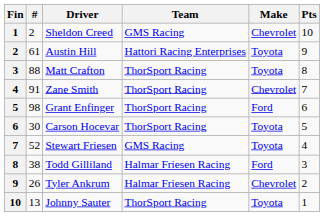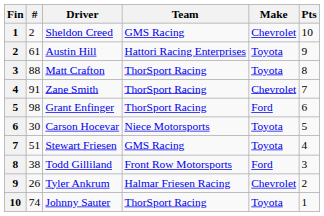(165, 126) ThorSport Racing -> (167, 126) Niece Motorsports
(34, 145) 52 -> (34, 145) 51
(177, 164) Halmar Friesen Racing -> (178, 164) Front Row Motorsports
(34, 202) 13 -> (34, 202) 74
